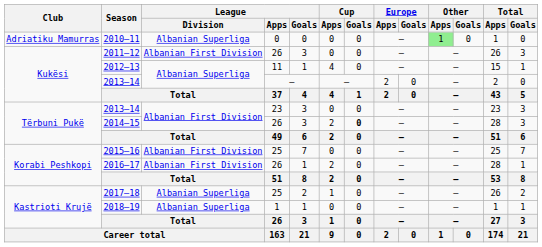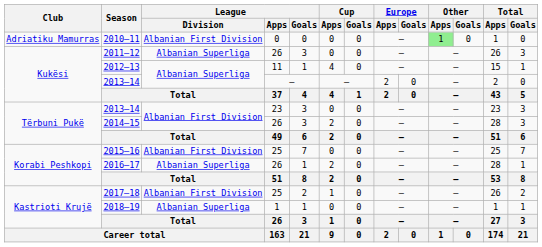(203, 39) Albanian Superliga -> (203, 39) Albanian First Division
(203, 53) Albanian First Division -> (203, 53) Albanian Superliga
(359, 123) bold -> (359, 123) normal
(203, 165) Albanian First Division -> (203, 165) Albanian Superliga
(203, 193) Albanian Superliga -> (203, 193) Albanian First Division
